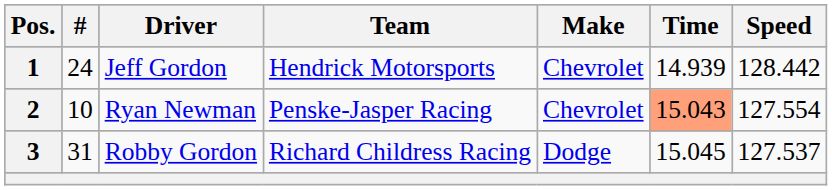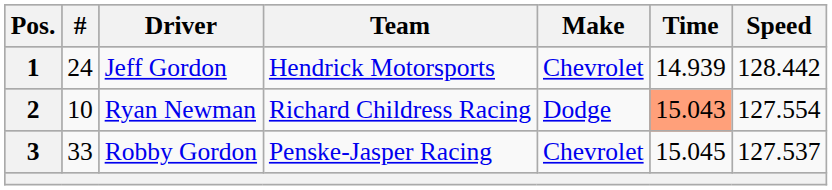(381, 109) Penske-Jasper Racing -> (400, 109) Richard Childress Racing
(593, 109) Chevrolet -> (577, 109) Dodge
(80, 152) 31 -> (80, 152) 33
(400, 152) Richard Childress Racing -> (381, 152) Penske-Jasper Racing
(577, 152) Dodge -> (593, 152) Chevrolet
